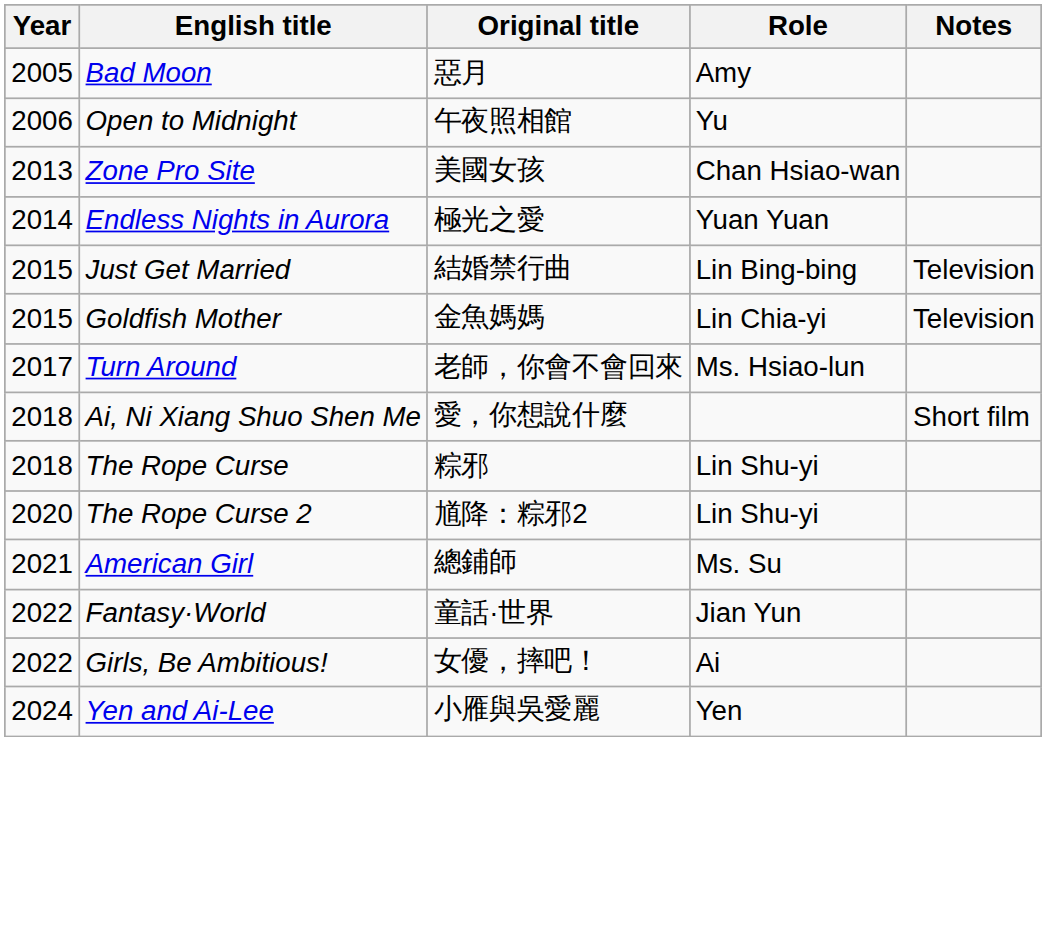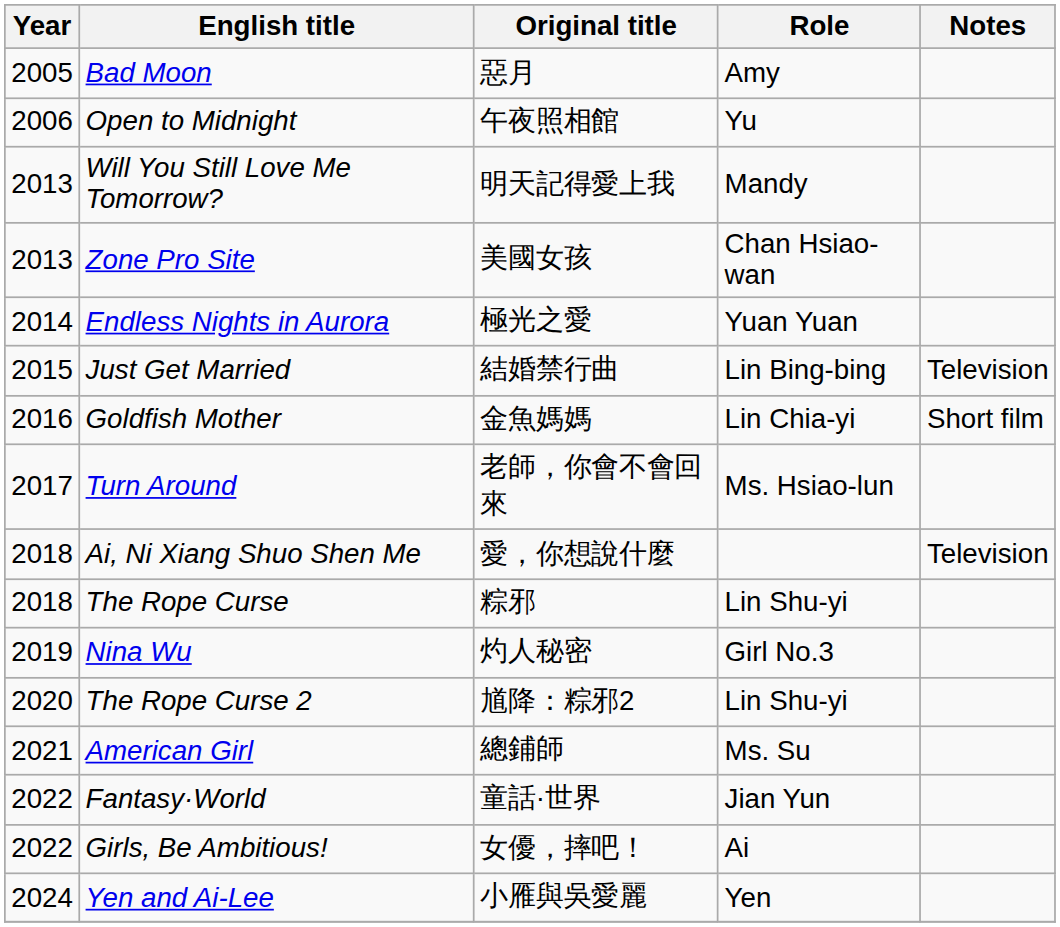+ row: (218, 184)
(42, 318) 2015 -> (42, 419) 2016
(974, 318) Television -> (985, 419) Short film
(971, 416) Short film -> (988, 553) Television
+ row: (139, 652)
